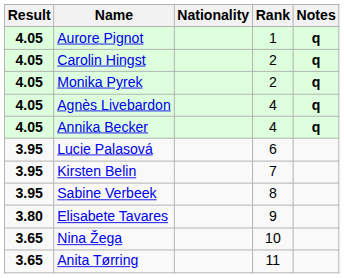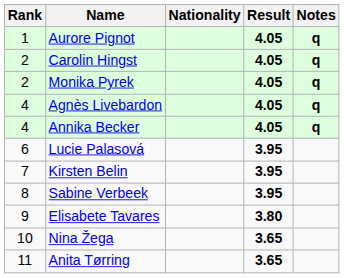columns swapped: (273, 15) <-> (29, 15)
